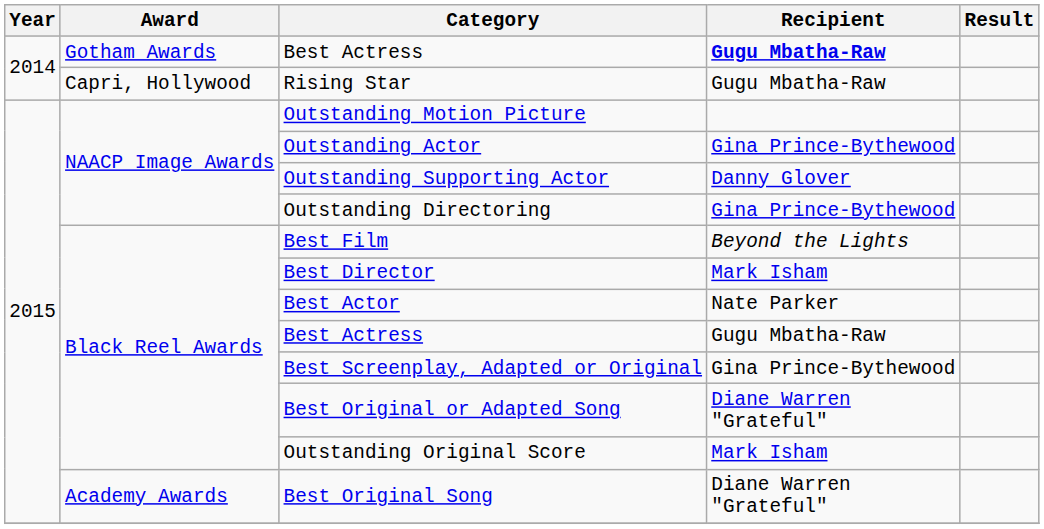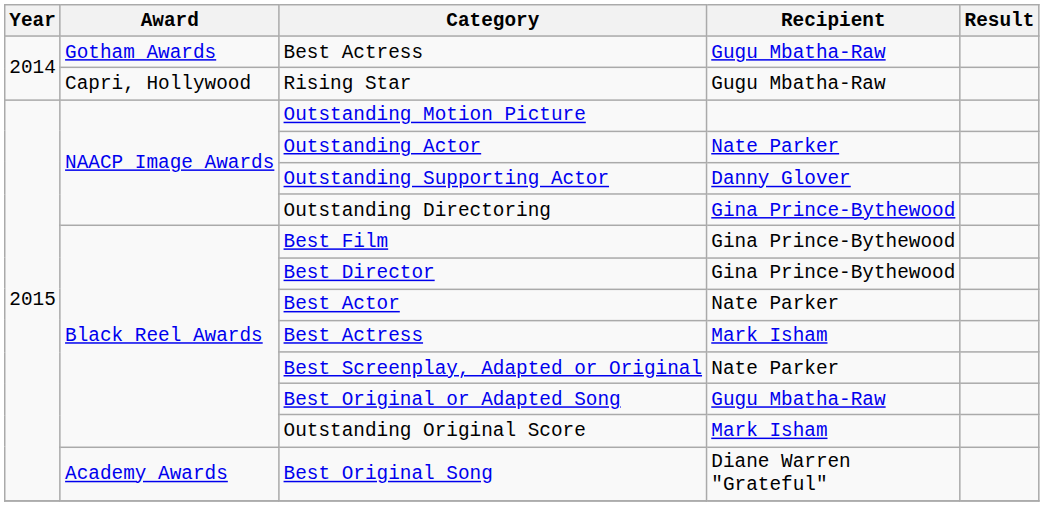(798, 52) bold -> (798, 52) normal
(833, 147) Gina Prince-Bythewood -> (775, 147) Nate Parker
(810, 242) Beyond the Lights -> (833, 242) Gina Prince-Bythewood
(769, 273) Mark Isham -> (833, 273) Gina Prince-Bythewood
(798, 336) Gugu Mbatha-Raw -> (769, 336) Mark Isham
(833, 368) Gina Prince-Bythewood -> (775, 368) Nate Parker
(781, 411) Diane Warren "Grateful" -> (798, 399) Gugu Mbatha-Raw
